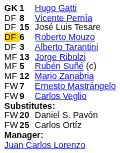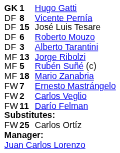(10, 37) gold background -> (10, 37) no background
(24, 76) 12 -> (24, 76) 18
(22, 96) 9 -> (22, 96) 2
+ row: (61, 105)
- row: (66, 115)
